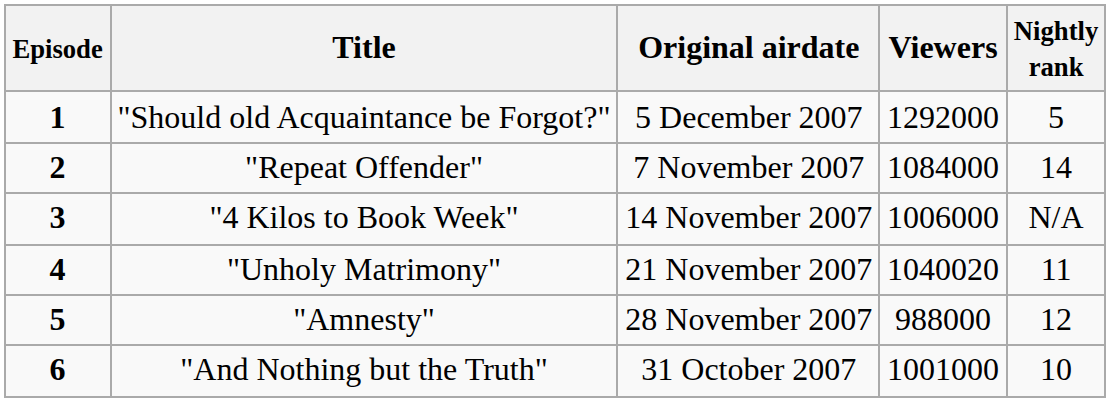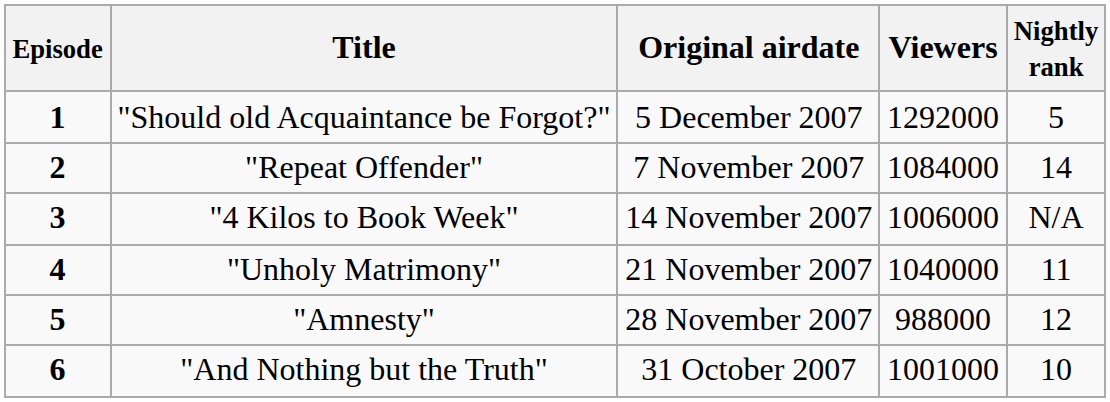(943, 268) 1040020 -> (943, 268) 1040000
